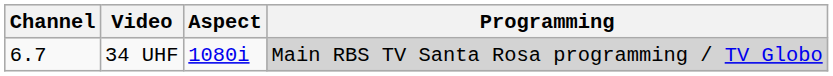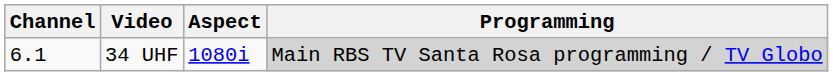(28, 55) 6.7 -> (28, 55) 6.1
